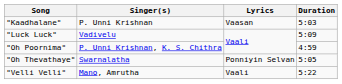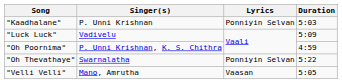(239, 23) Vaasan -> (260, 23) Ponniyin Selvan
(308, 60) 5:05 -> (308, 60) 5:22
(237, 73) Vaali -> (239, 73) Vaasan
(308, 73) 5:22 -> (308, 73) 5:05
